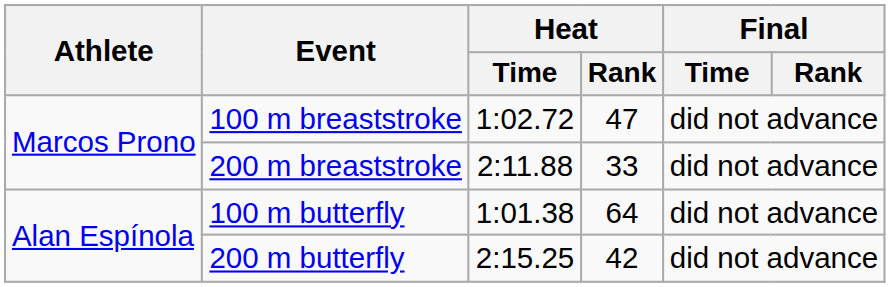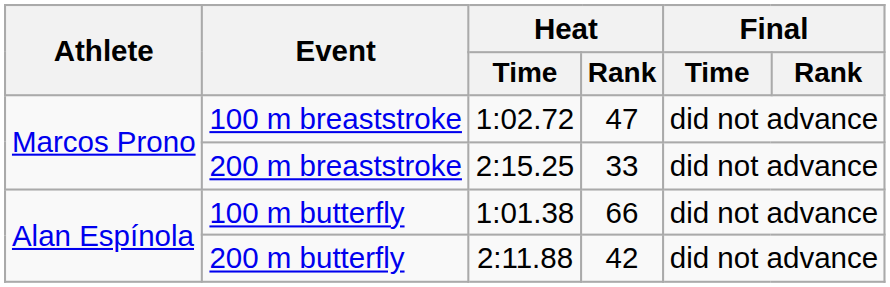(525, 166) 2:11.88 -> (525, 166) 2:15.25
(622, 213) 64 -> (622, 213) 66
(525, 259) 2:15.25 -> (525, 259) 2:11.88
